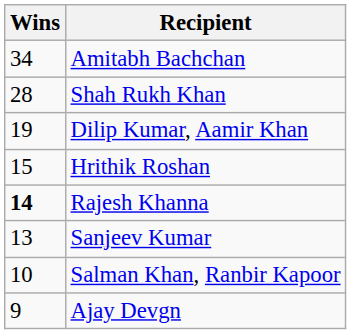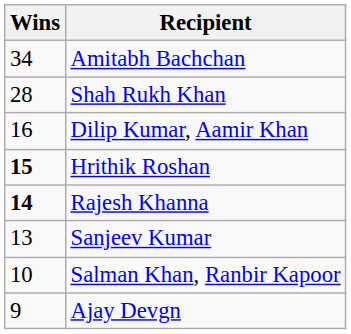(21, 130) 19 -> (21, 130) 16
(21, 166) normal -> (21, 166) bold
